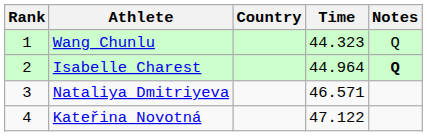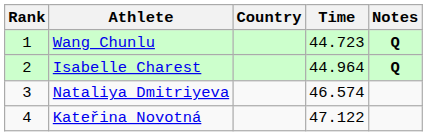(337, 42) 44.323 -> (337, 42) 44.723
(395, 42) normal -> (395, 42) bold
(337, 93) 46.571 -> (337, 93) 46.574
